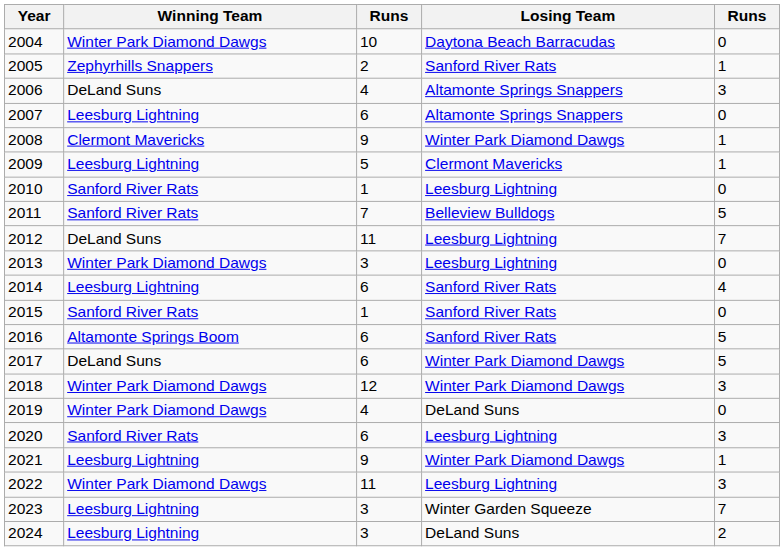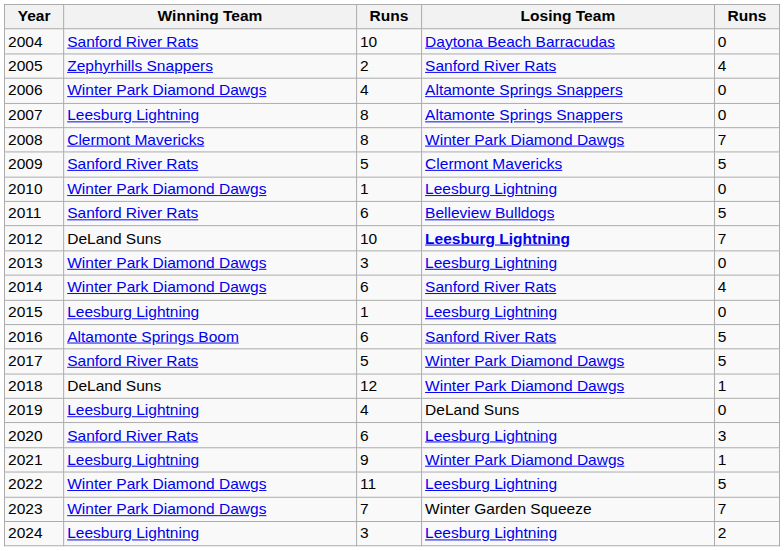(167, 41) Winter Park Diamond Dawgs -> (133, 41) Sanford River Rats
(722, 66) 1 -> (722, 66) 4
(114, 90) DeLand Suns -> (167, 90) Winter Park Diamond Dawgs
(722, 90) 3 -> (722, 90) 0
(364, 115) 6 -> (364, 115) 8
(364, 139) 9 -> (364, 139) 8
(722, 139) 1 -> (722, 139) 7
(133, 164) Leesburg Lightning -> (133, 164) Sanford River Rats
(722, 164) 1 -> (722, 164) 5
(133, 189) Sanford River Rats -> (167, 189) Winter Park Diamond Dawgs
(364, 213) 7 -> (364, 213) 6
(368, 238) 11 -> (369, 238) 10
(491, 238) normal -> (498, 238) bold
(133, 287) Leesburg Lightning -> (167, 287) Winter Park Diamond Dawgs
(133, 312) Sanford River Rats -> (133, 312) Leesburg Lightning
(491, 312) Sanford River Rats -> (491, 312) Leesburg Lightning
(114, 361) DeLand Suns -> (133, 361) Sanford River Rats
(364, 361) 6 -> (364, 361) 5
(167, 386) Winter Park Diamond Dawgs -> (114, 386) DeLand Suns
(722, 386) 3 -> (722, 386) 1
(167, 410) Winter Park Diamond Dawgs -> (133, 410) Leesburg Lightning
(722, 484) 3 -> (722, 484) 5
(133, 509) Leesburg Lightning -> (167, 509) Winter Park Diamond Dawgs
(364, 509) 3 -> (364, 509) 7
(472, 533) DeLand Suns -> (491, 533) Leesburg Lightning
